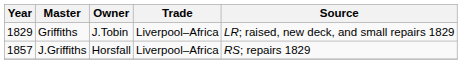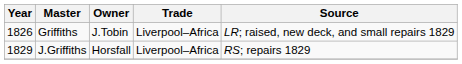(20, 31) 1829 -> (20, 31) 1826
(20, 50) 1857 -> (20, 50) 1829
